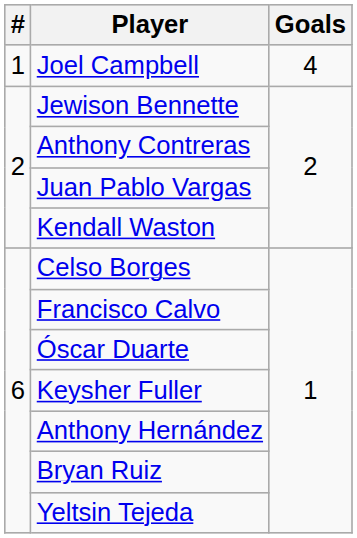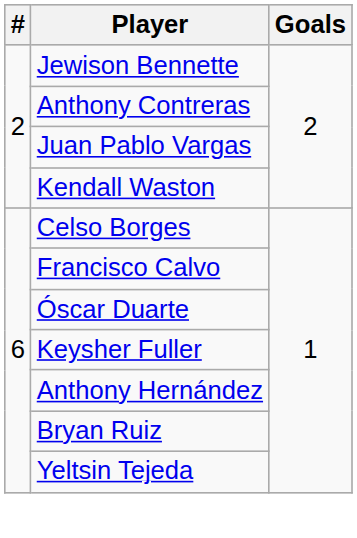- row: (118, 65)
